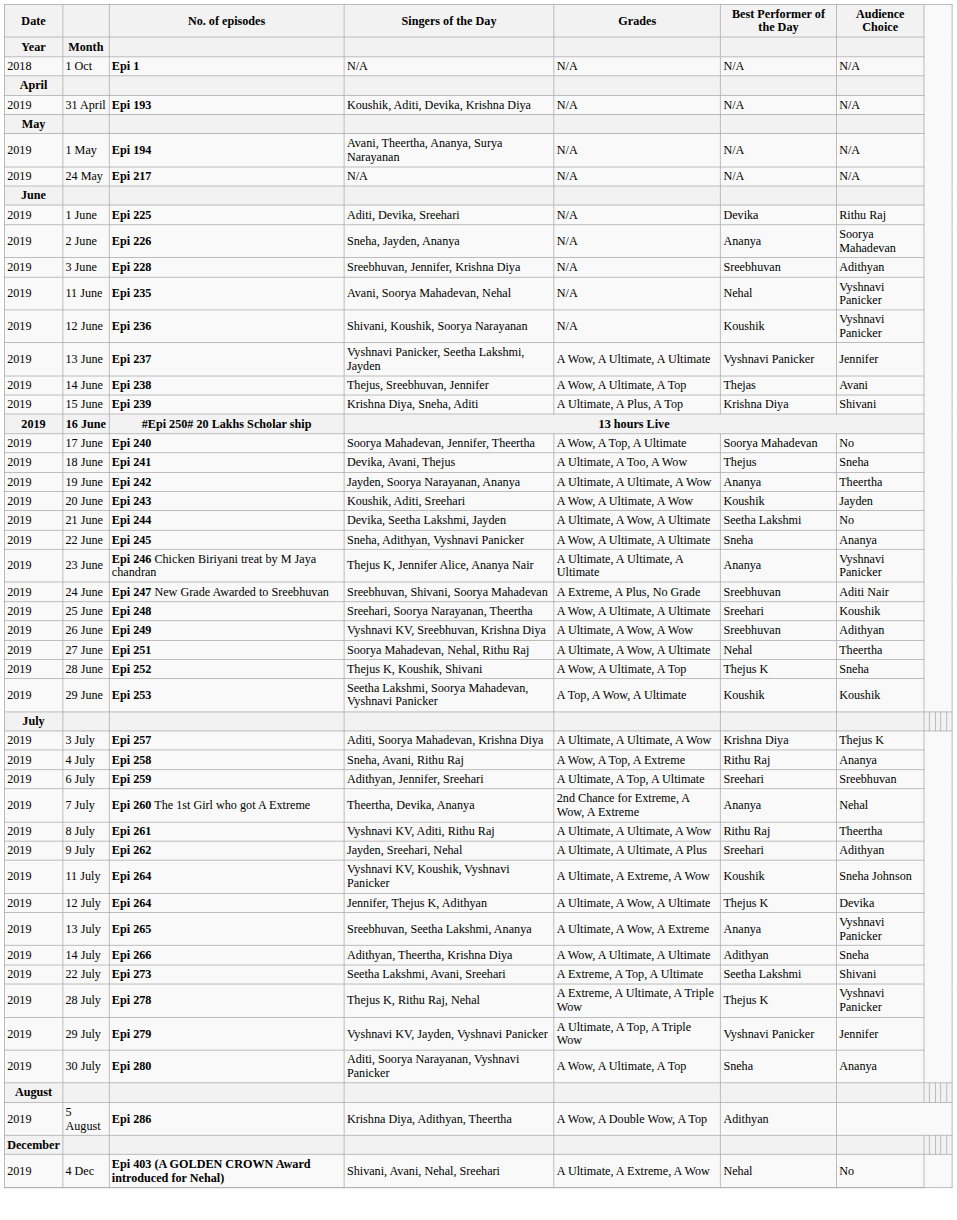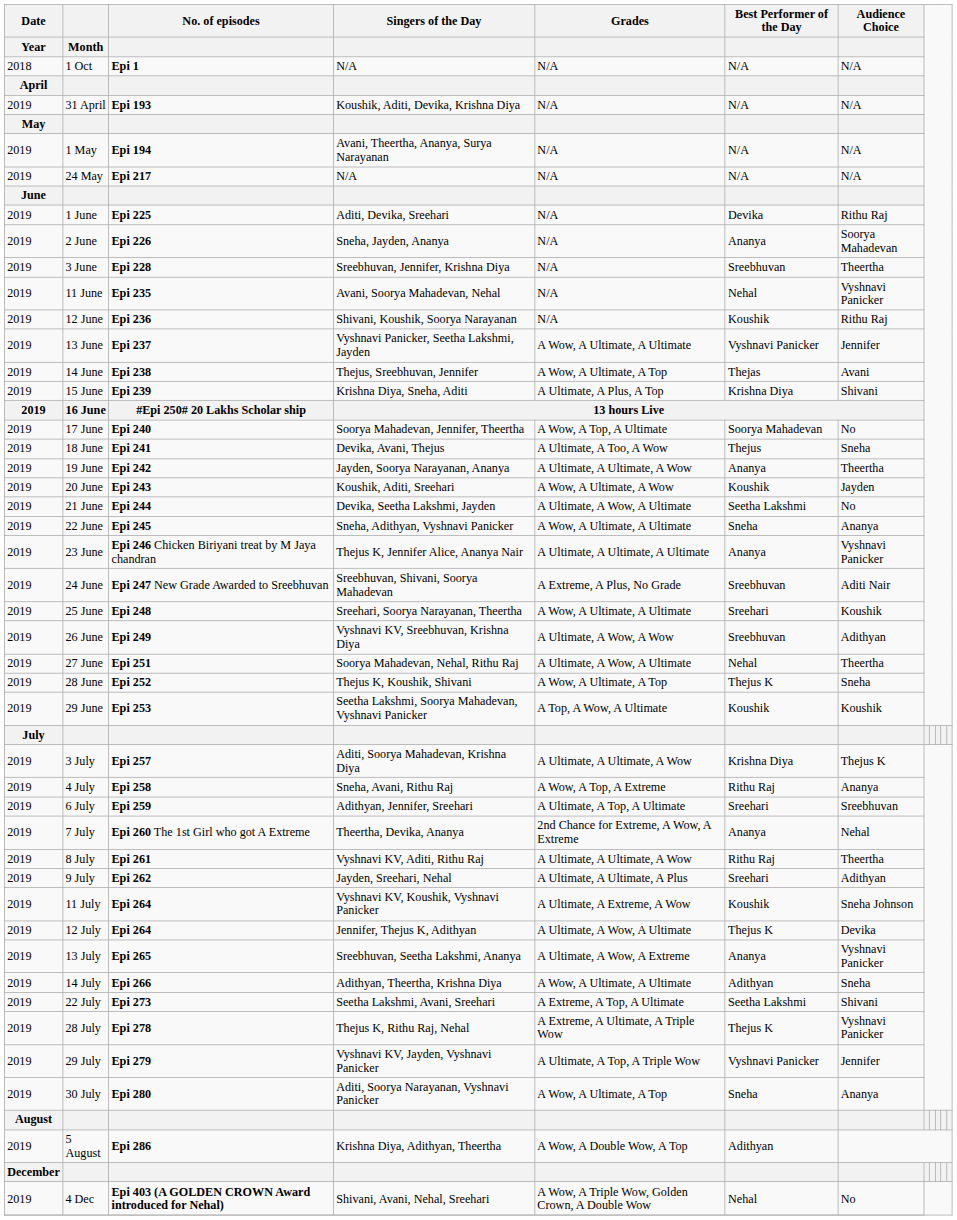(862, 267) Adithyan -> (862, 267) Theertha
(862, 326) Vyshnavi Panicker -> (864, 319) Rithu Raj
(633, 1171) A Ultimate, A Extreme, A Wow -> (613, 1198) A Wow, A Triple Wow, Golden Crown, A Double Wow
